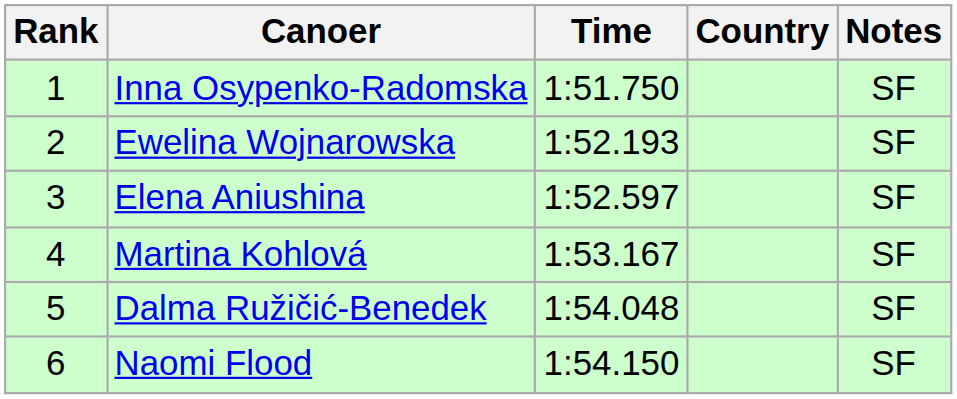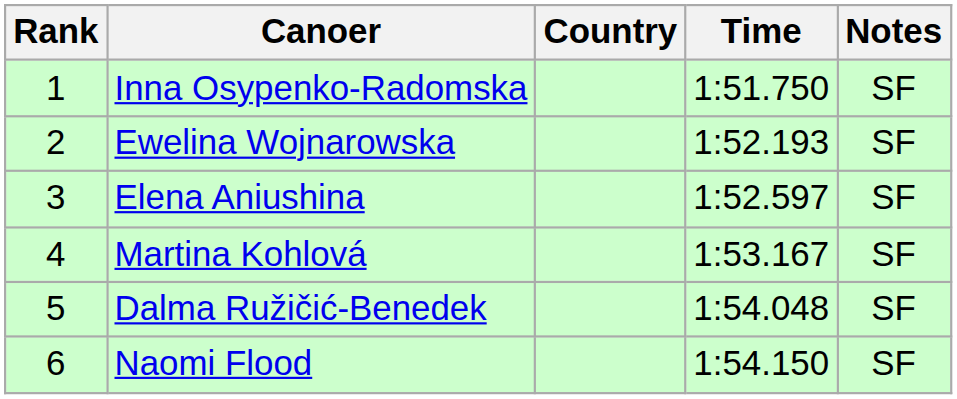columns swapped: (762, 32) <-> (611, 32)
